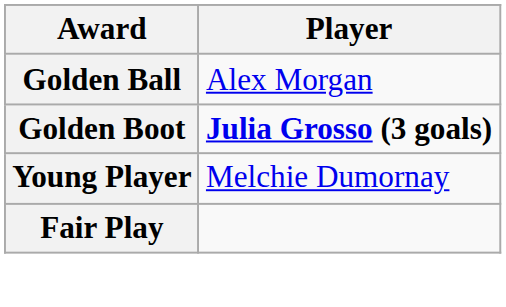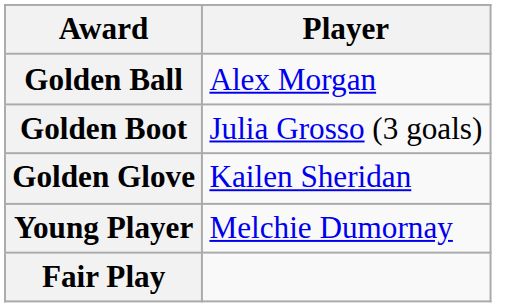(349, 128) bold -> (346, 128) normal
+ row: (104, 177)
